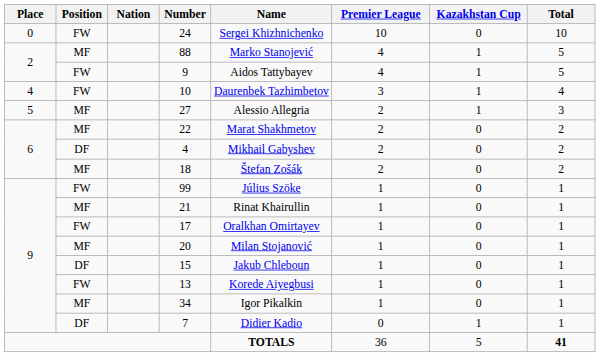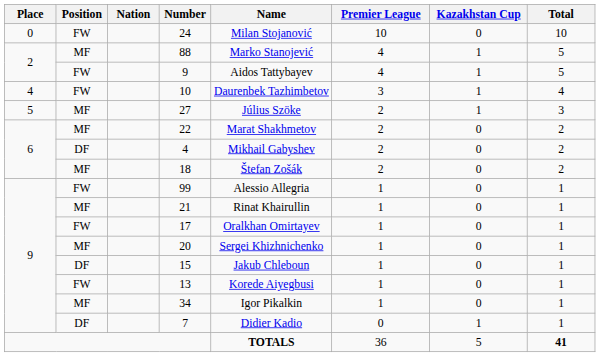(271, 33) Sergei Khizhnichenko -> (271, 33) Milan Stojanović
(271, 110) Alessio Allegria -> (271, 110) Július Szöke
(271, 188) Július Szöke -> (271, 188) Alessio Allegria
(271, 245) Milan Stojanović -> (271, 245) Sergei Khizhnichenko
